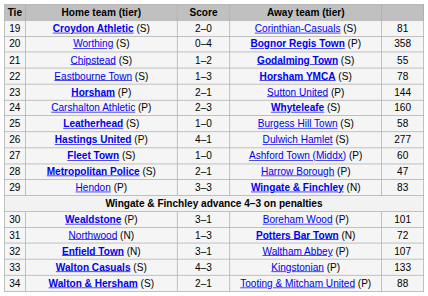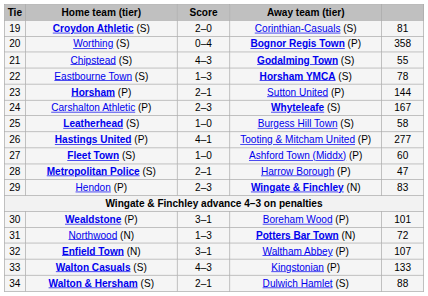(204, 60) 1–2 -> (204, 60) 4–3
(403, 108) 160 -> (403, 108) 167
(306, 140) Dulwich Hamlet (S) -> (306, 140) Tooting & Mitcham United (P)
(204, 188) 3–3 -> (204, 188) 2–3
(306, 283) Tooting & Mitcham United (P) -> (306, 283) Dulwich Hamlet (S)
